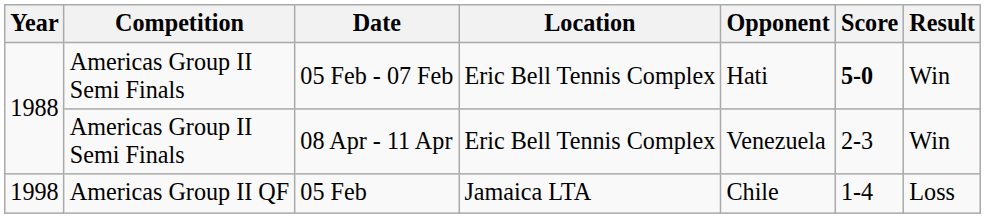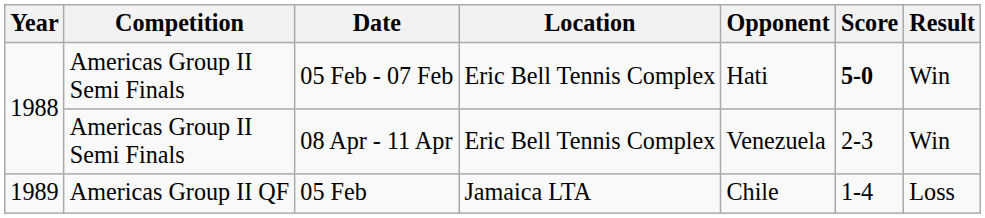(34, 192) 1998 -> (34, 192) 1989
